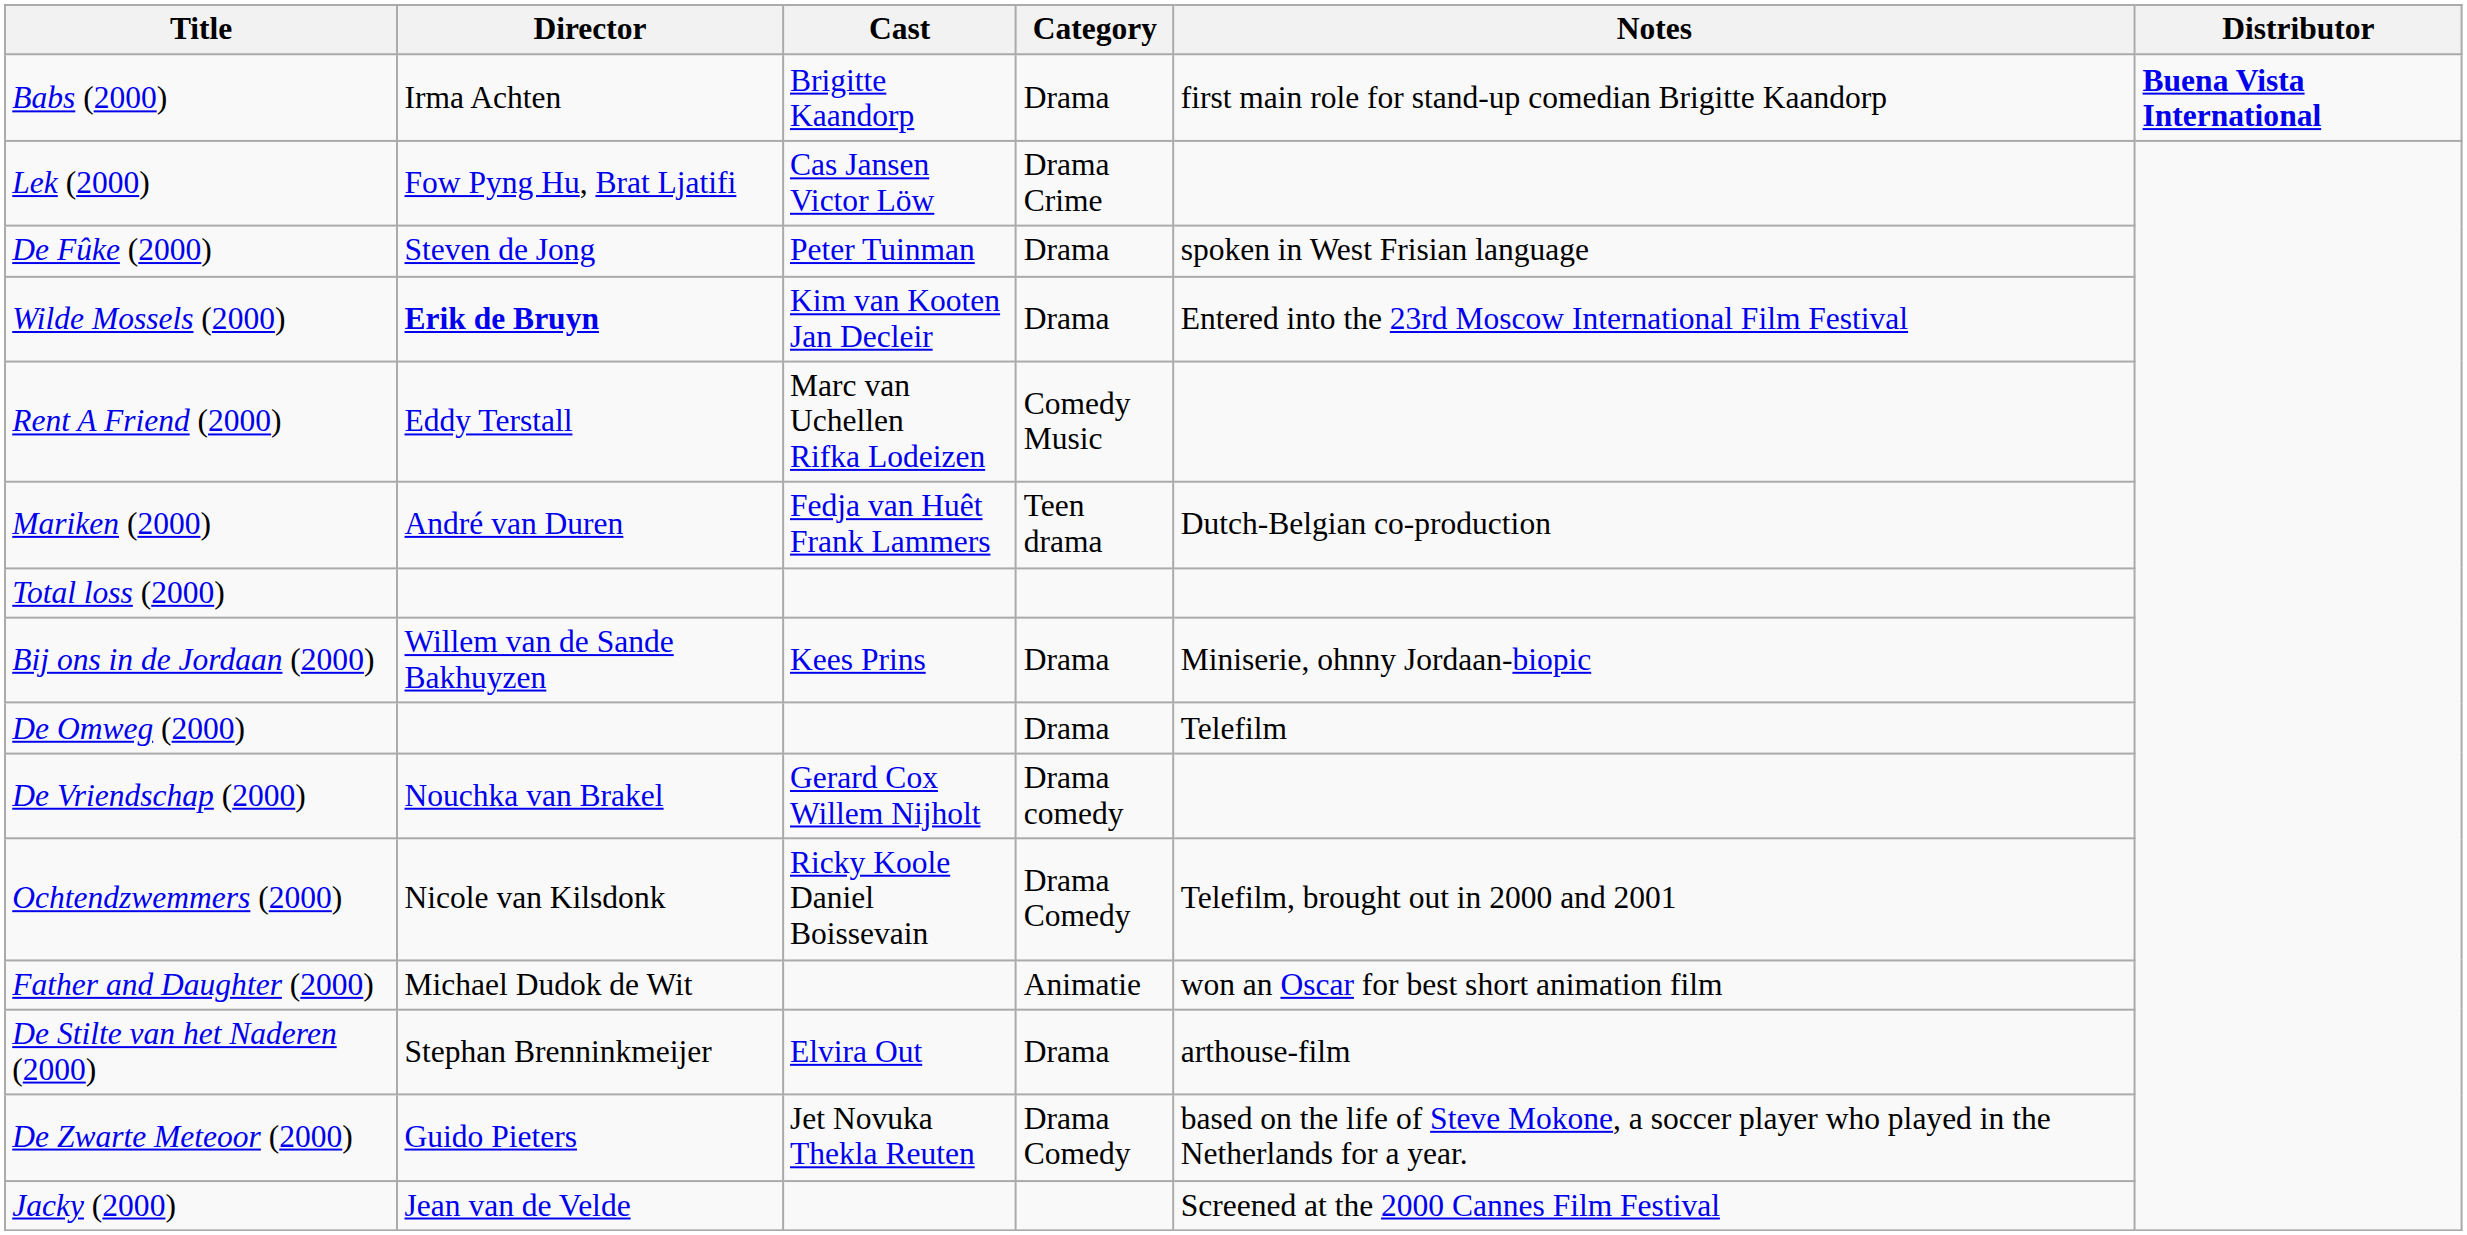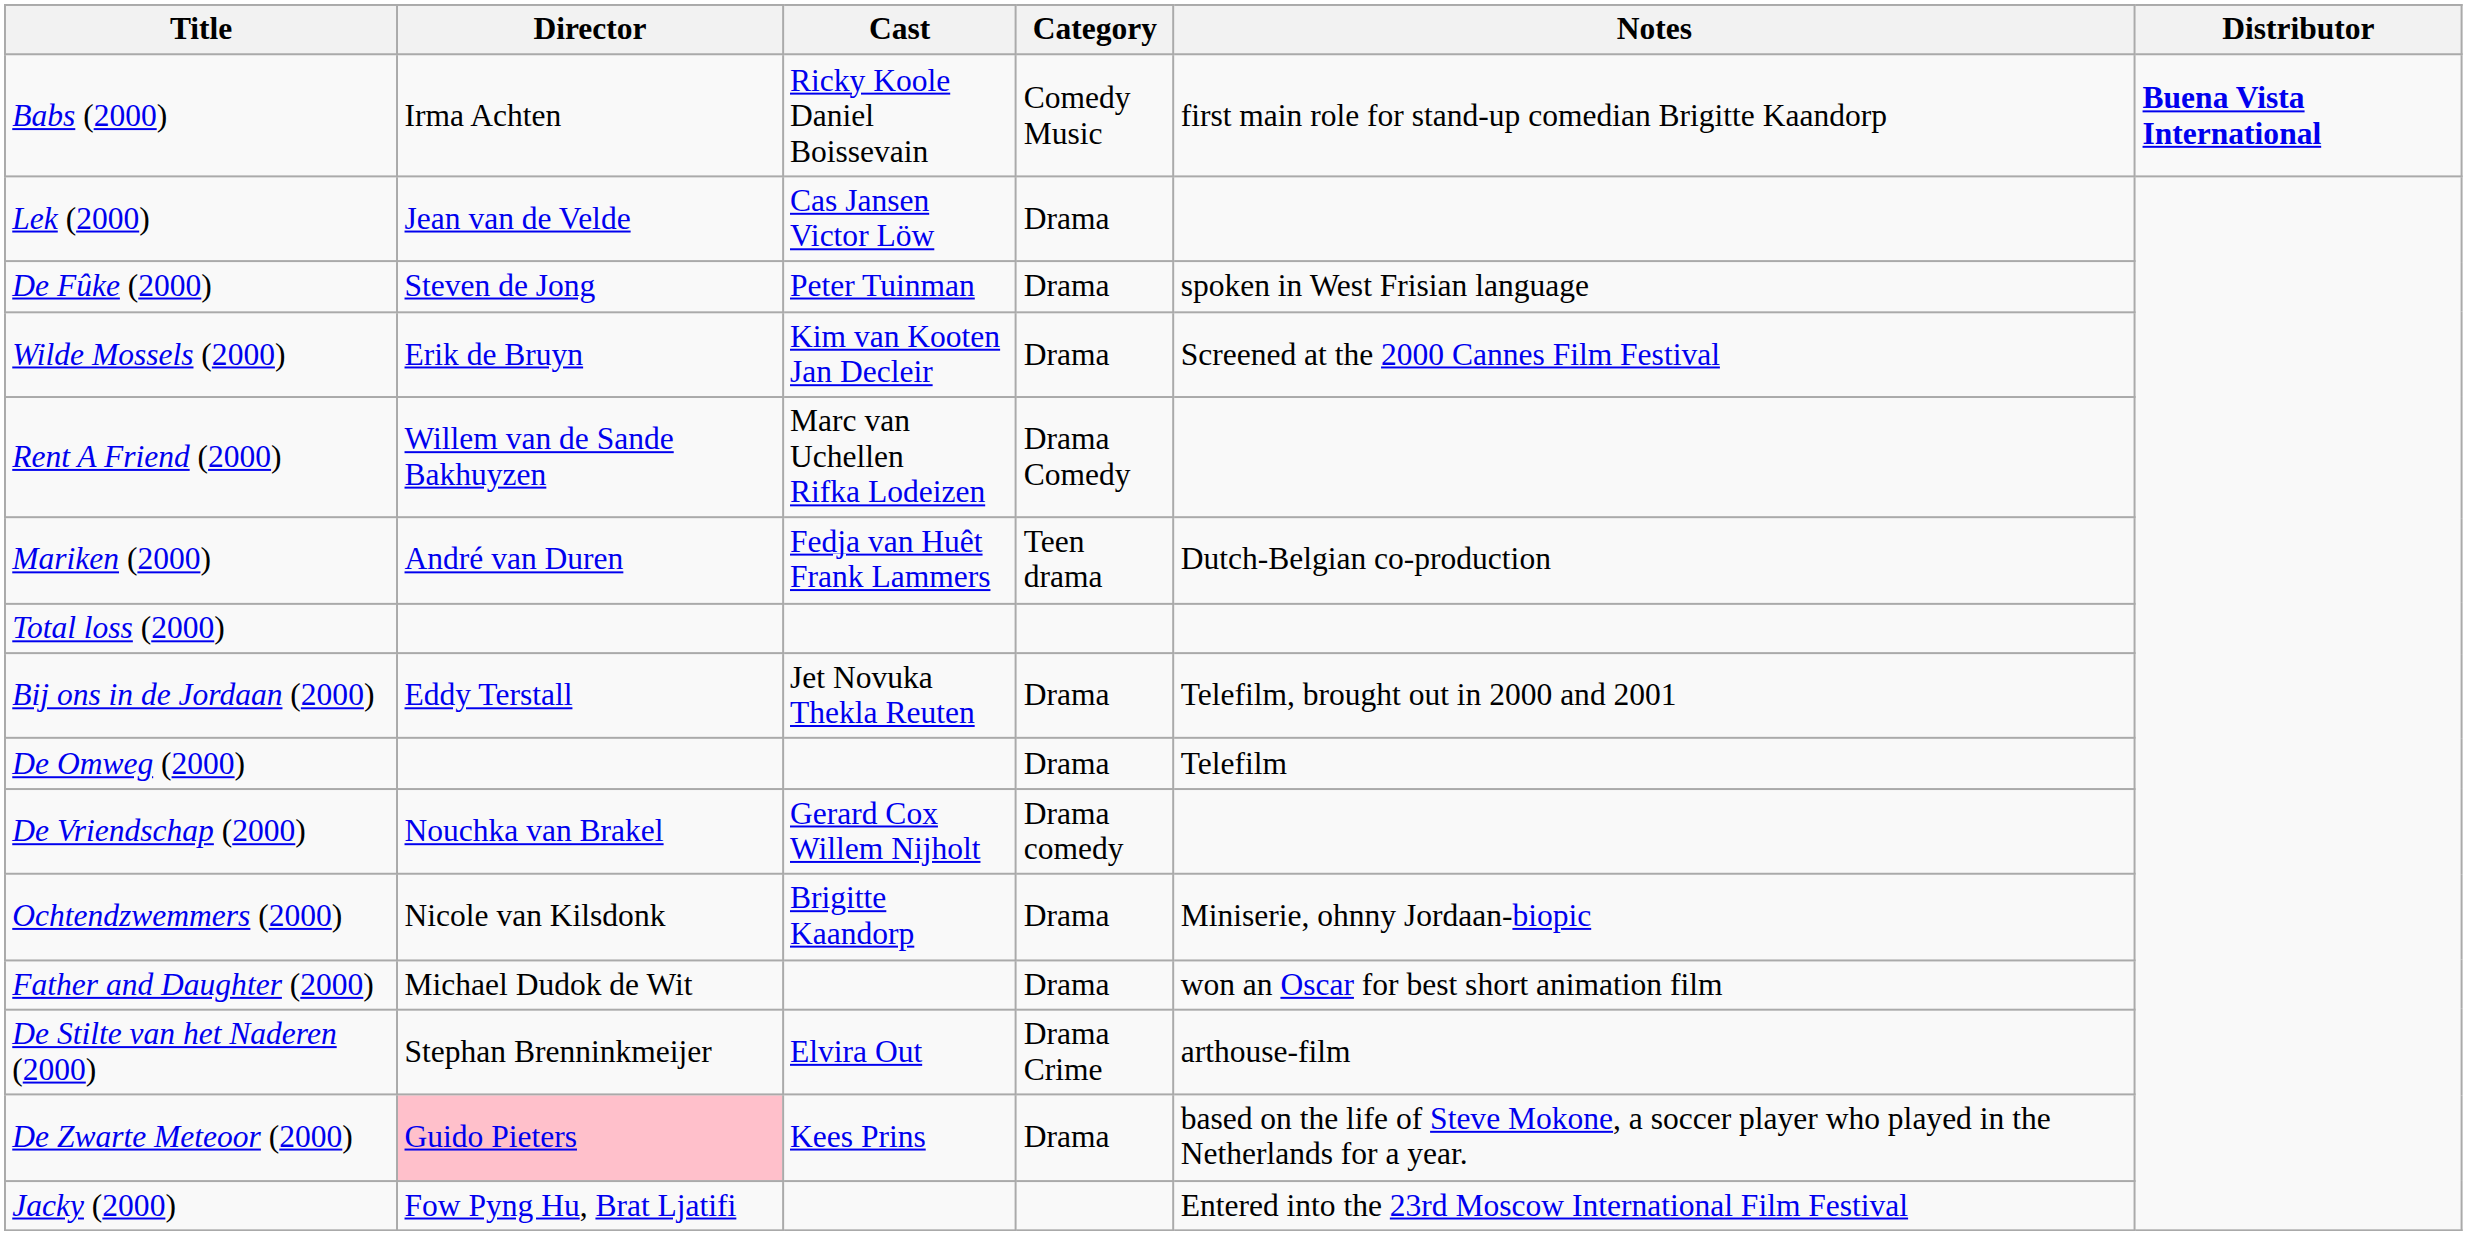(852, 97) Brigitte Kaandorp -> (870, 114) Ricky Koole Daniel Boissevain
(1067, 97) Drama -> (1077, 114) Comedy Music
(570, 182) Fow Pyng Hu, Brat Ljatifi -> (518, 218) Jean van de Velde
(1067, 182) Drama Crime -> (1067, 218) Drama
(502, 318) bold -> (494, 353) normal
(1544, 318) Entered into the 23rd Moscow International Film Festival -> (1450, 353) Screened at the 2000 Cannes Film Festival
(488, 421) Eddy Terstall -> (539, 456) Willem van de Sande Bakhuyzen
(1077, 421) Comedy Music -> (1077, 456) Drama Comedy
(539, 659) Willem van de Sande Bakhuyzen -> (488, 695) Eddy Terstall
(858, 659) Kees Prins -> (882, 695) Jet Novuka Thekla Reuten
(1386, 659) Miniserie, ohnny Jordaan-biopic -> (1429, 695) Telefilm, brought out in 2000 and 2001
(870, 898) Ricky Koole Daniel Boissevain -> (852, 916) Brigitte Kaandorp
(1077, 898) Drama Comedy -> (1067, 916) Drama
(1429, 898) Telefilm, brought out in 2000 and 2001 -> (1386, 916) Miniserie, ohnny Jordaan-biopic
(1082, 983) Animatie -> (1067, 983) Drama
(1067, 1051) Drama -> (1067, 1051) Drama Crime
(491, 1137) no background -> (491, 1137) pink background
(882, 1137) Jet Novuka Thekla Reuten -> (858, 1137) Kees Prins
(1077, 1137) Drama Comedy -> (1067, 1137) Drama
(518, 1204) Jean van de Velde -> (570, 1204) Fow Pyng Hu, Brat Ljatifi
(1450, 1204) Screened at the 2000 Cannes Film Festival -> (1544, 1204) Entered into the 23rd Moscow International Film Festival
